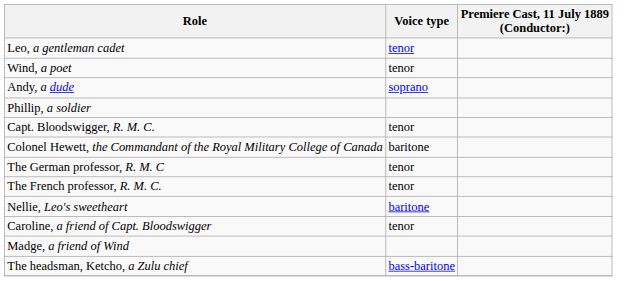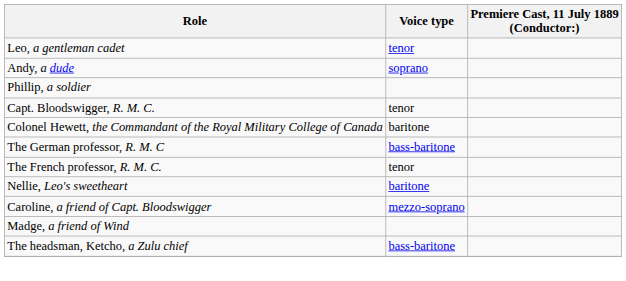- row: (39, 68)
(401, 166) tenor -> (422, 147) bass-baritone
(401, 226) tenor -> (427, 206) mezzo-soprano
